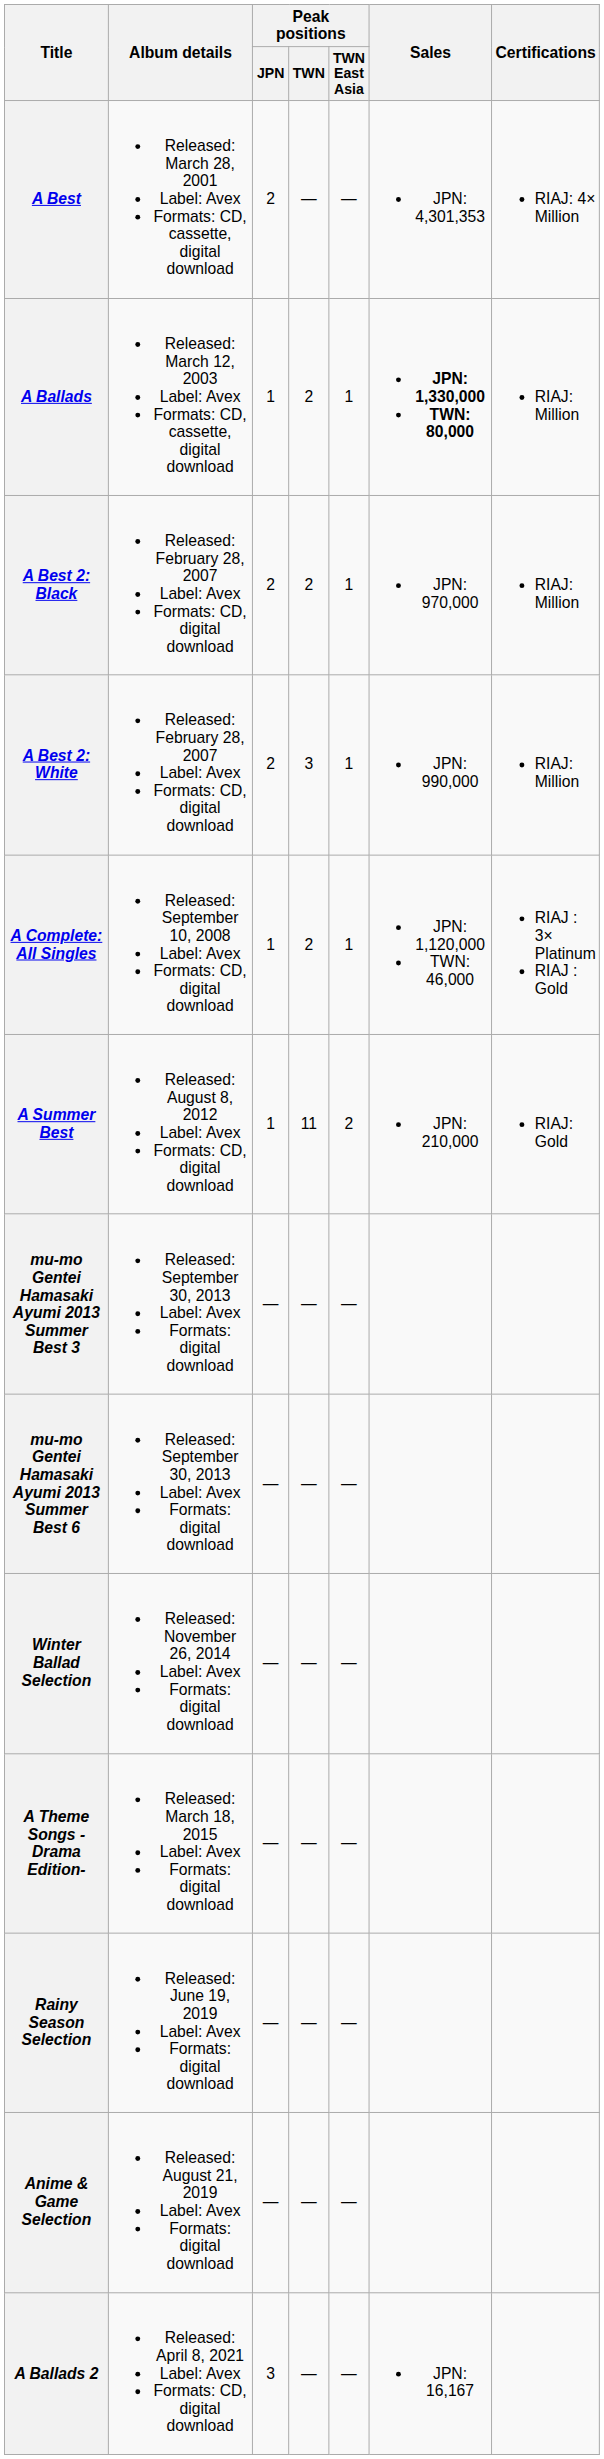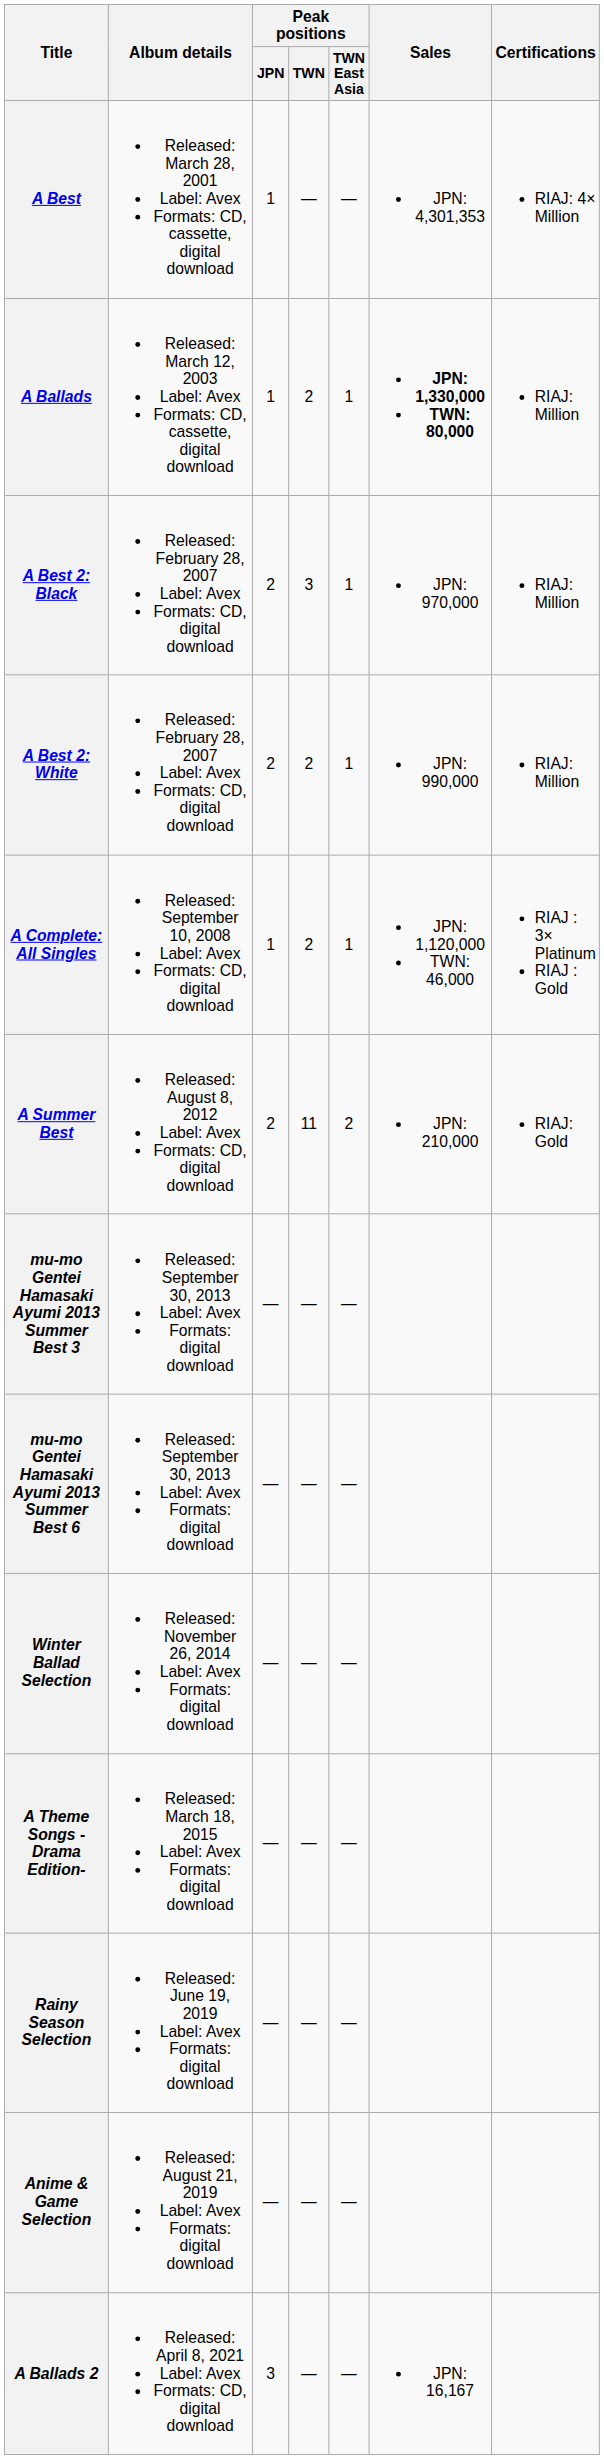(271, 199) 2 -> (271, 199) 1
(309, 585) 2 -> (309, 585) 3
(309, 764) 3 -> (309, 764) 2
(271, 1124) 1 -> (271, 1124) 2
